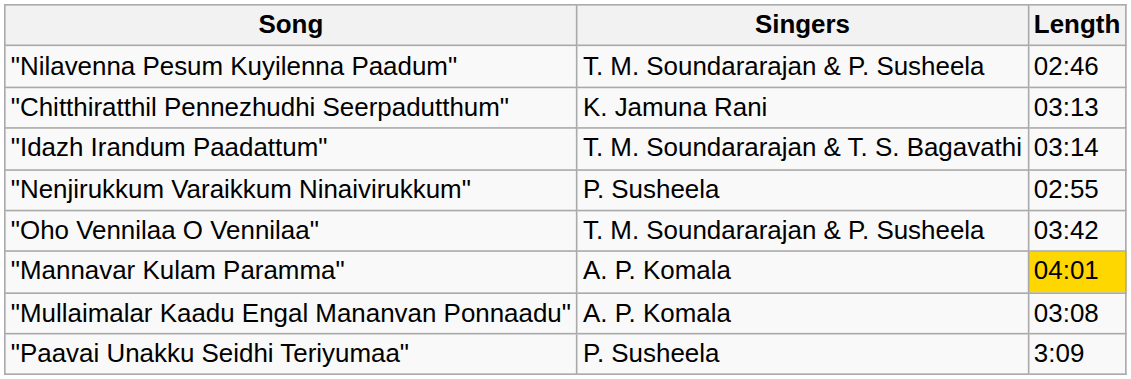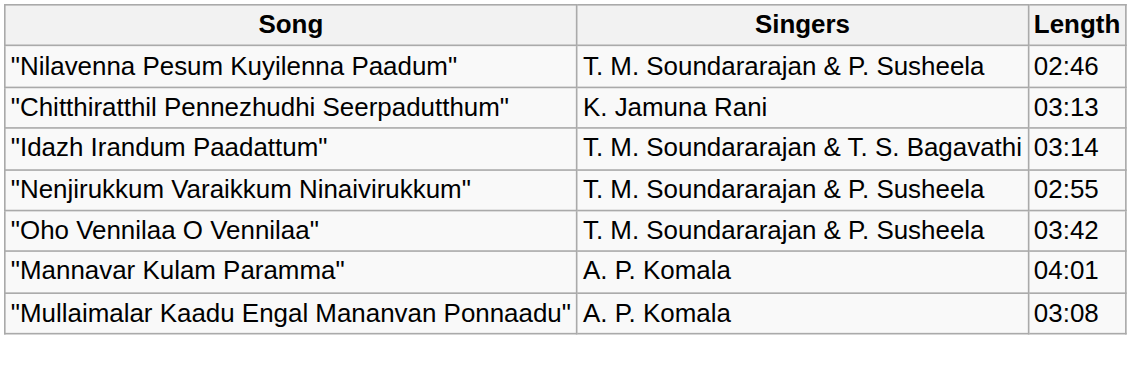(651, 189) P. Susheela -> (784, 189) T. M. Soundararajan & P. Susheela
(1066, 271) gold background -> (1066, 271) no background
- row: (210, 353)
